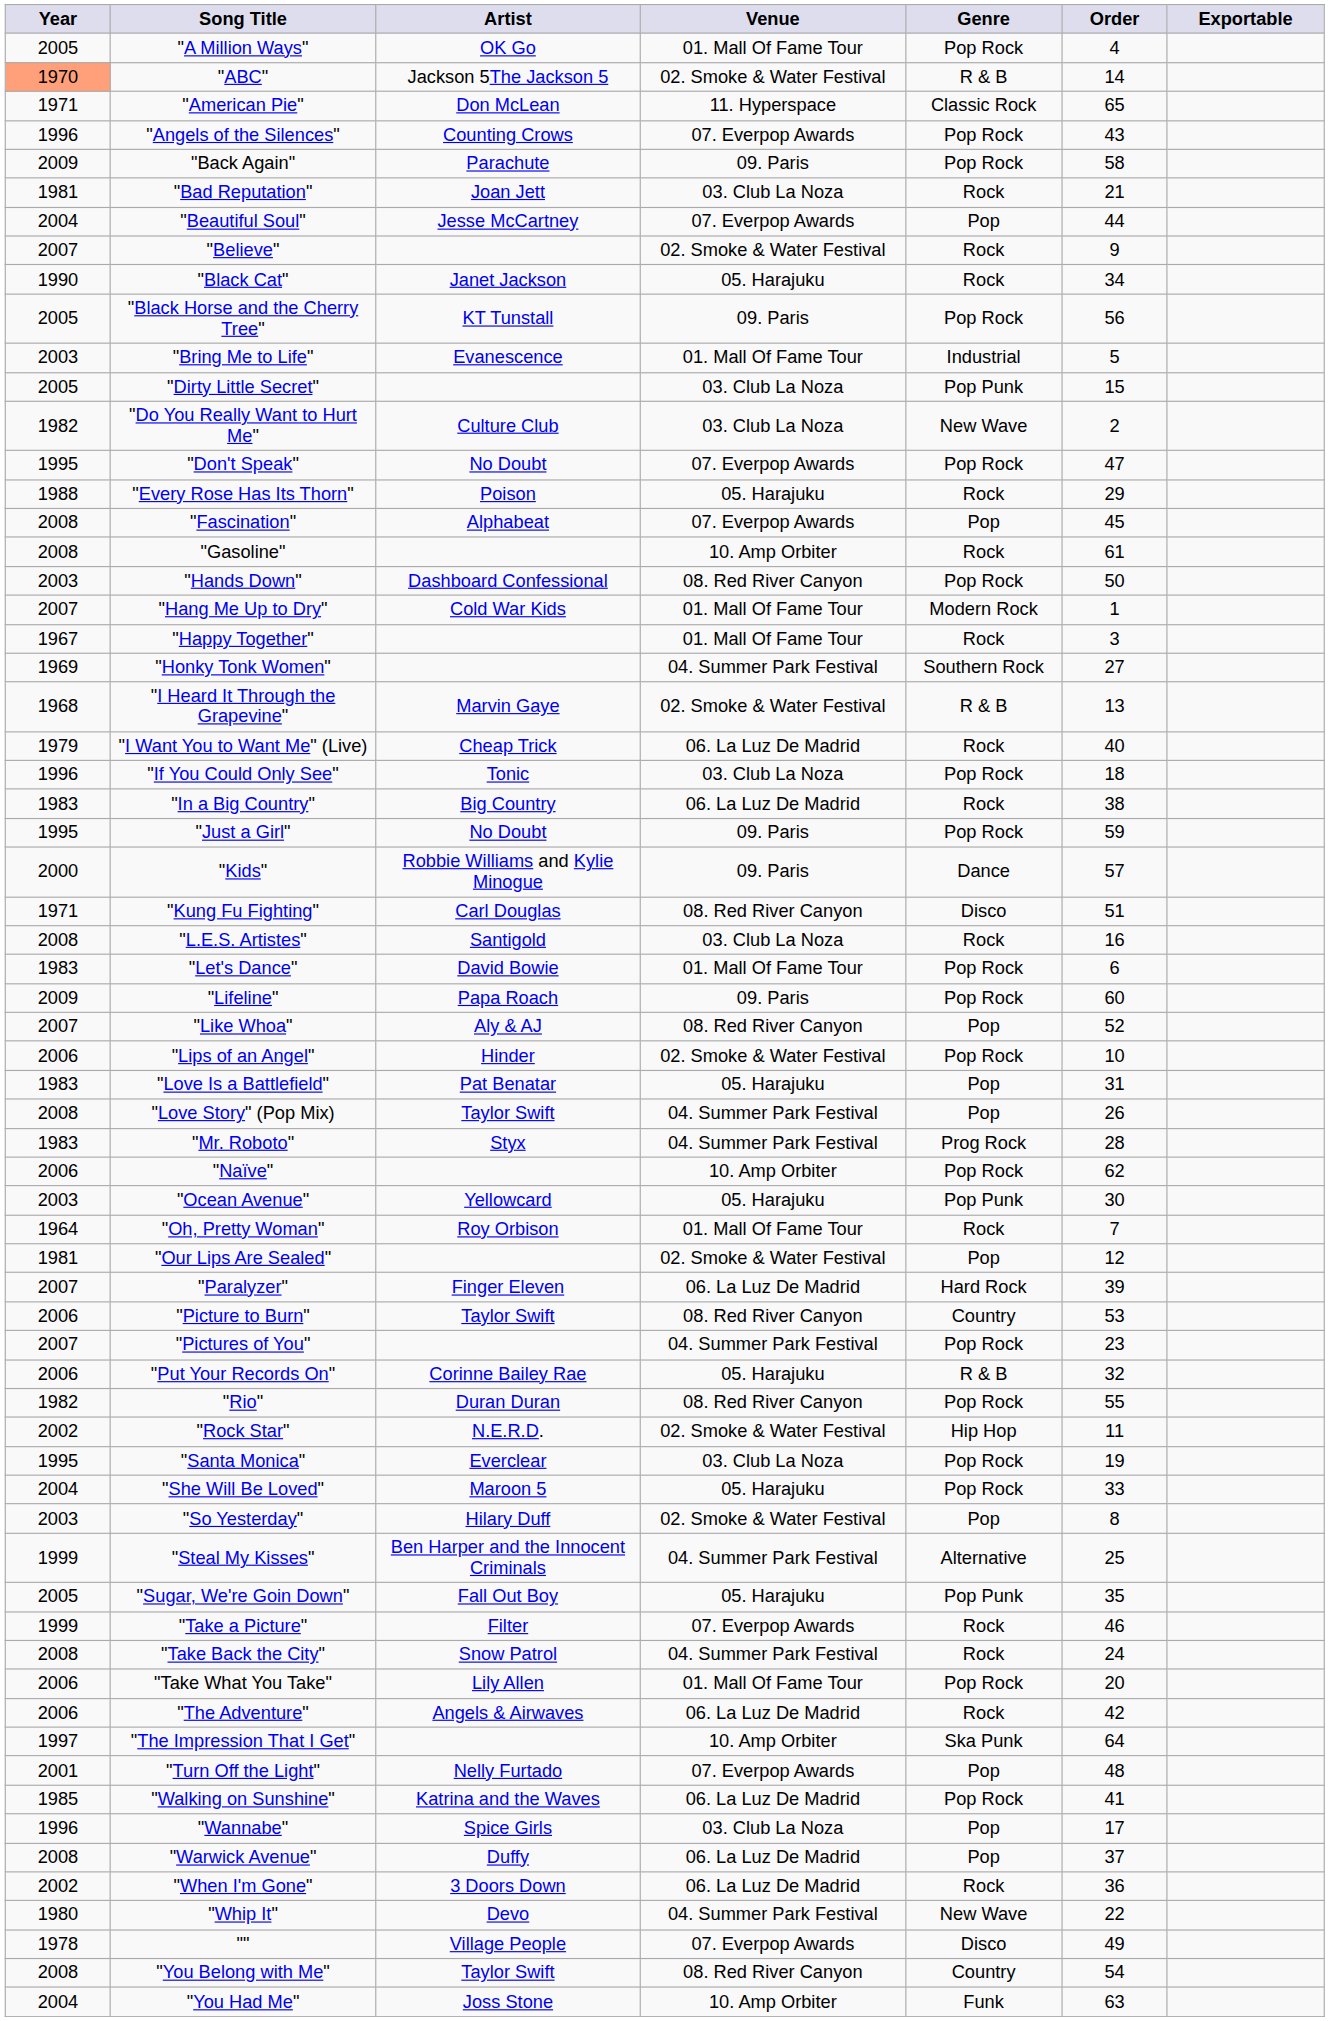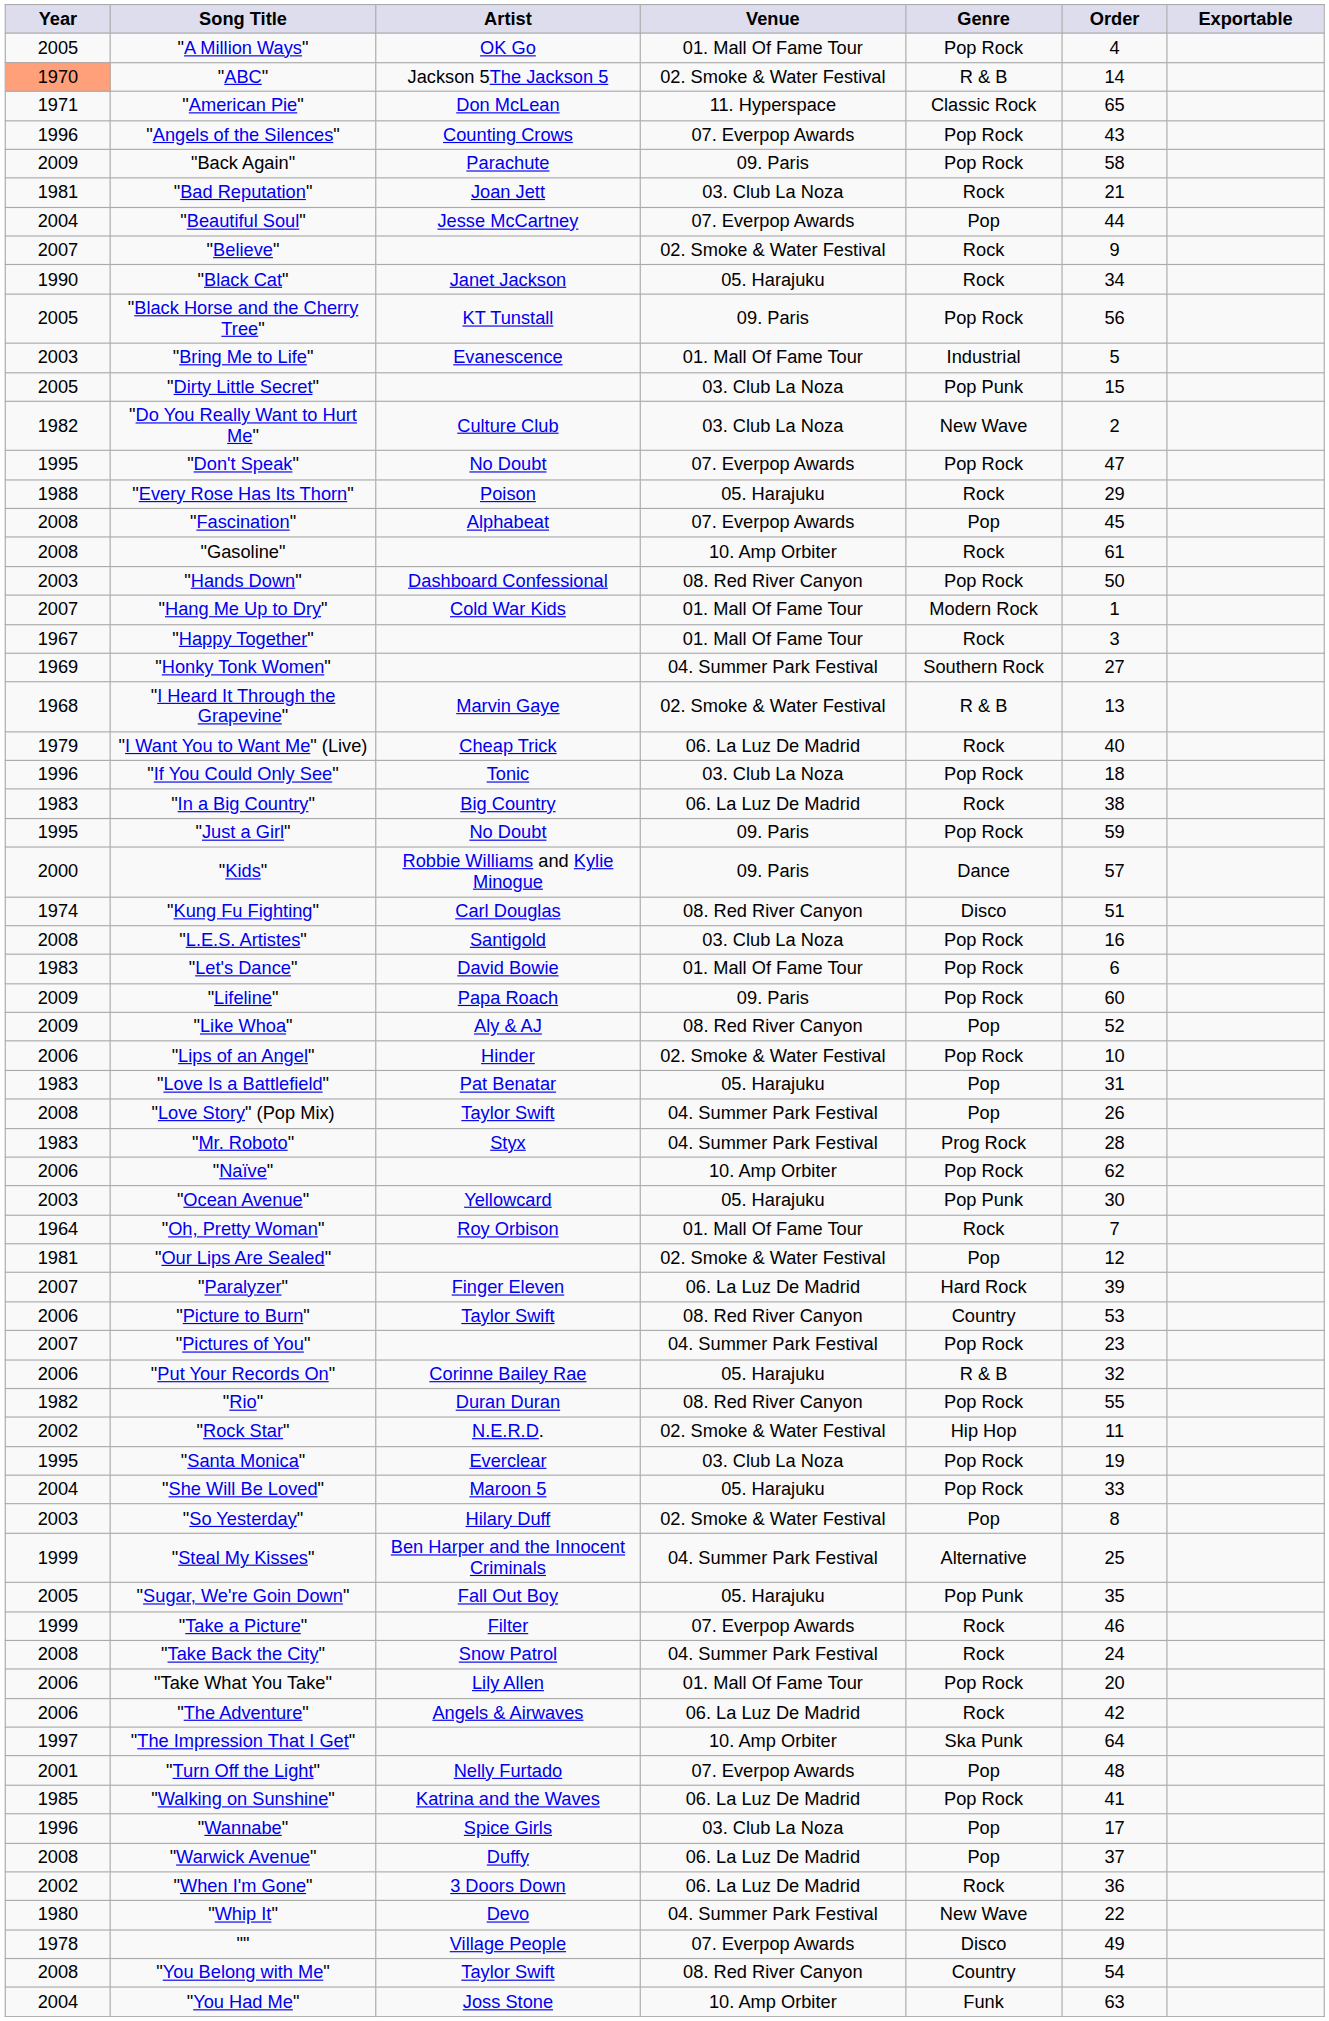(58, 911) 1971 -> (58, 911) 1974
(984, 939) Rock -> (984, 939) Pop Rock
(58, 1026) 2007 -> (58, 1026) 2009
